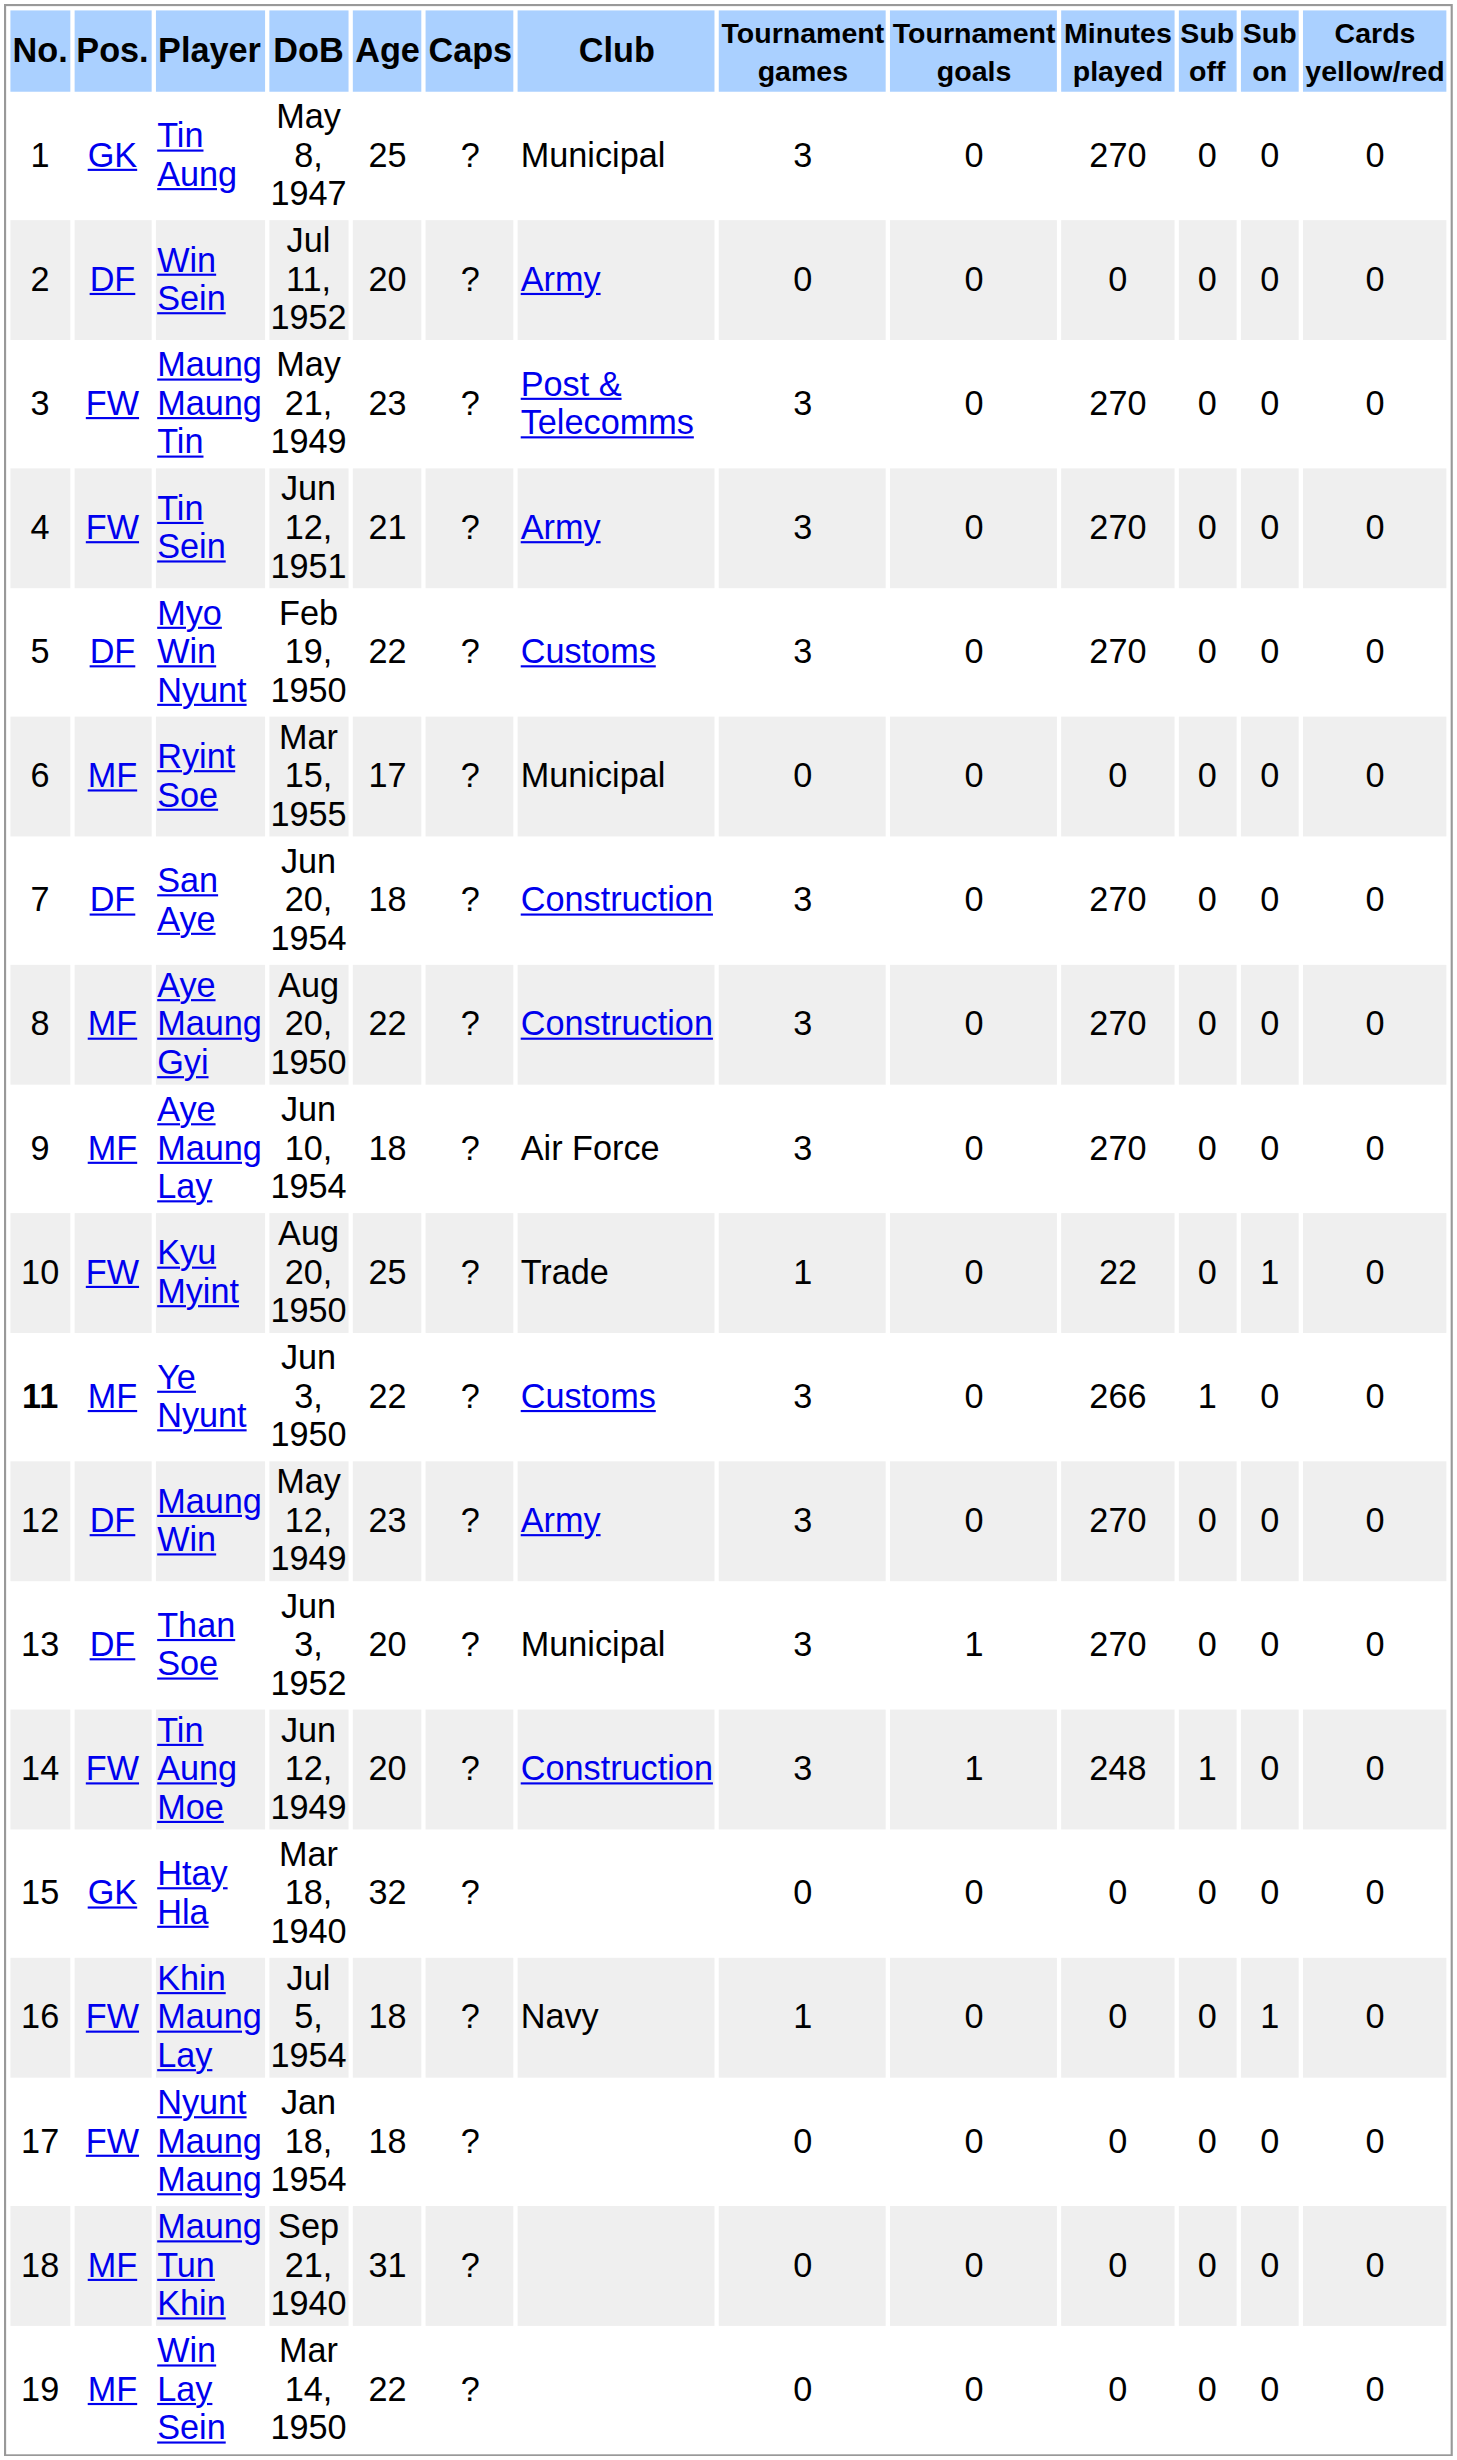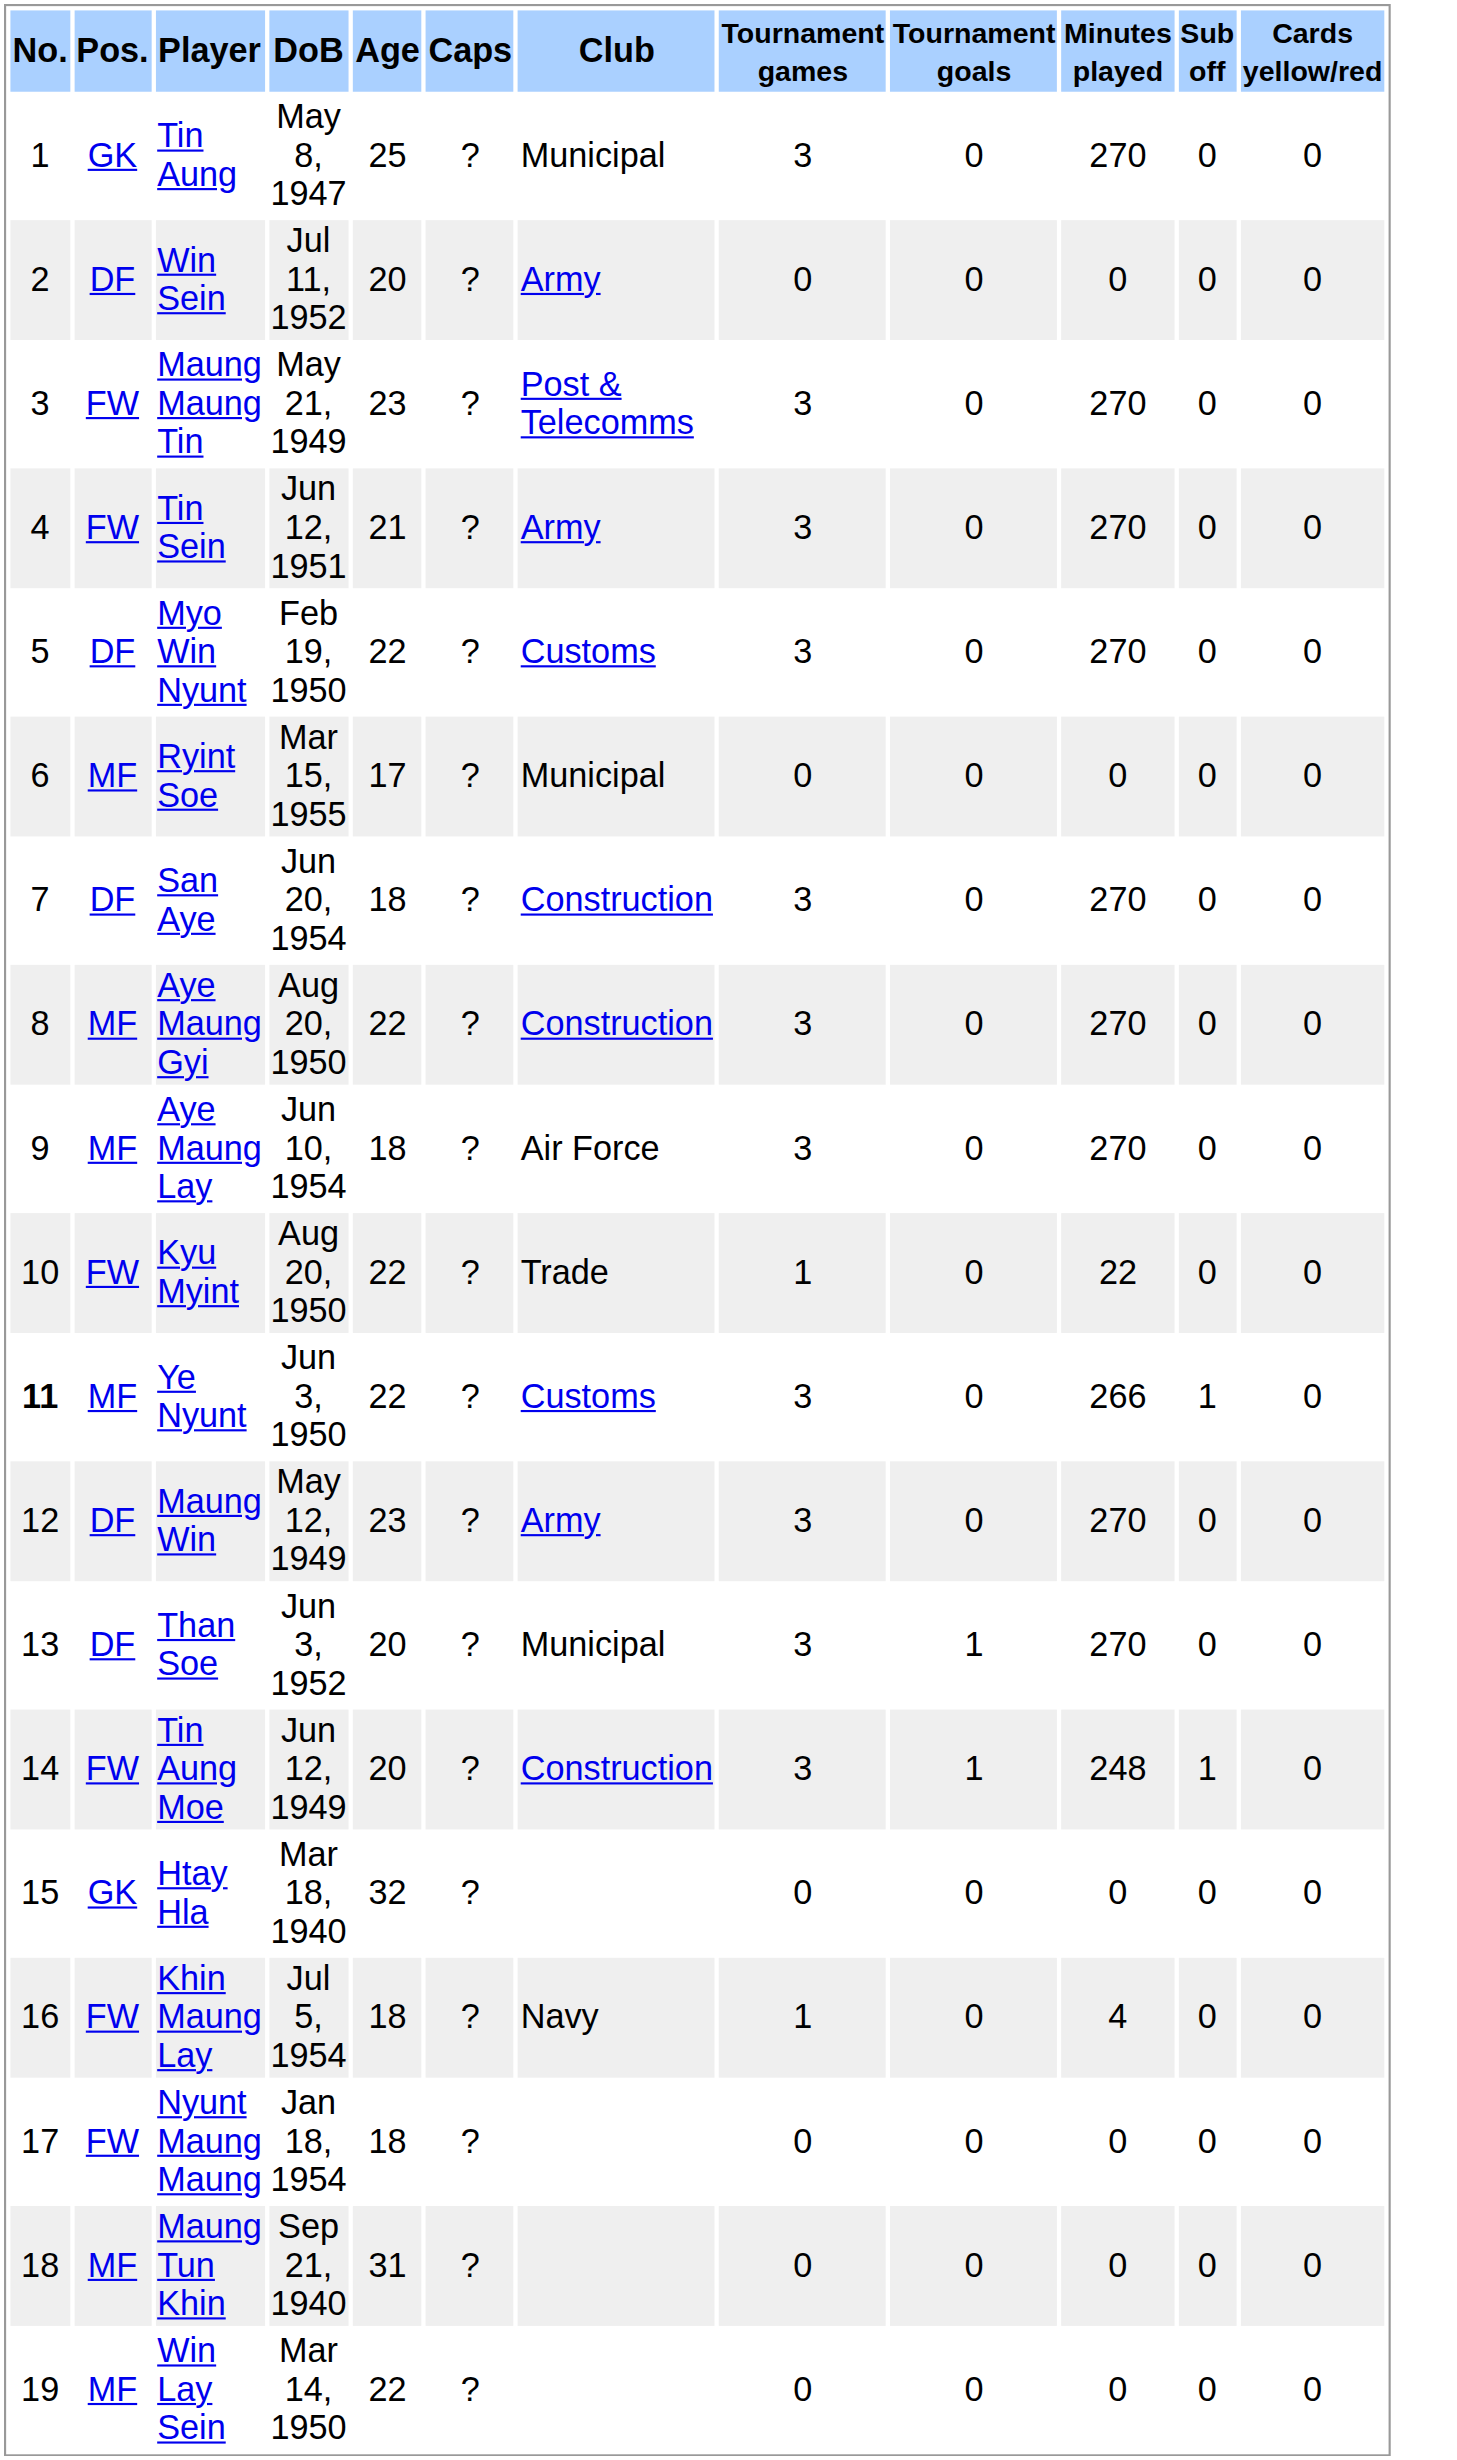- column: (1270, 52)
(388, 1272) 25 -> (388, 1272) 22
(1118, 2017) 0 -> (1118, 2017) 4
